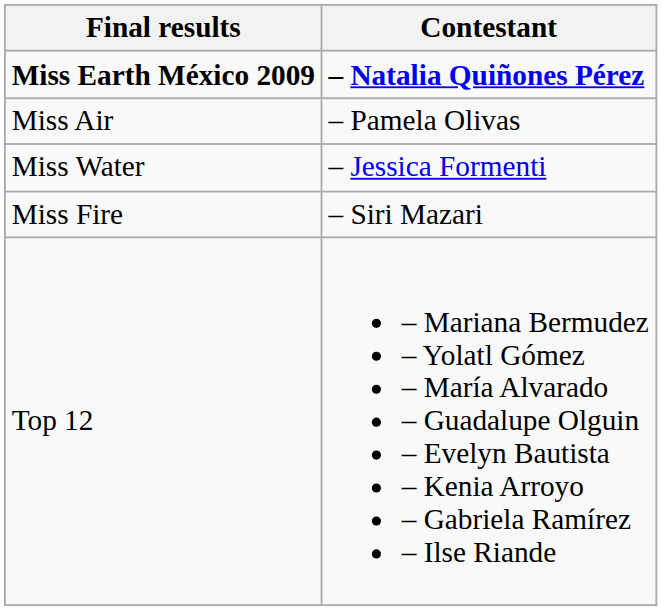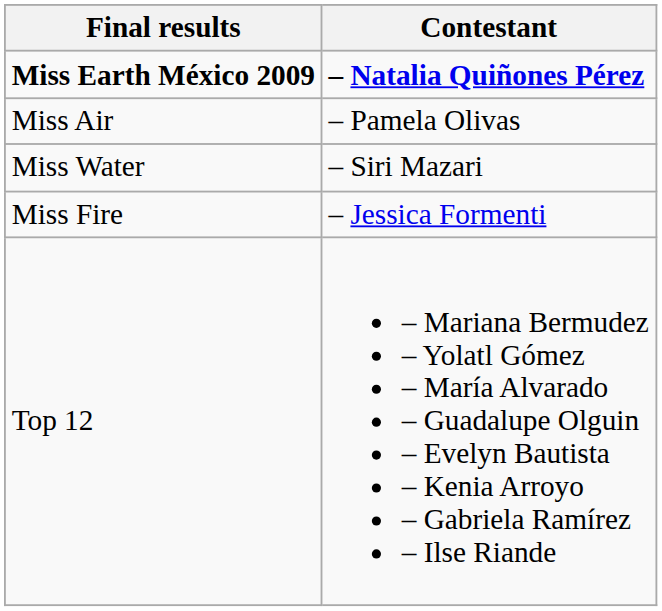(437, 167) – Jessica Formenti -> (406, 167) – Siri Mazari
(406, 213) – Siri Mazari -> (437, 213) – Jessica Formenti
